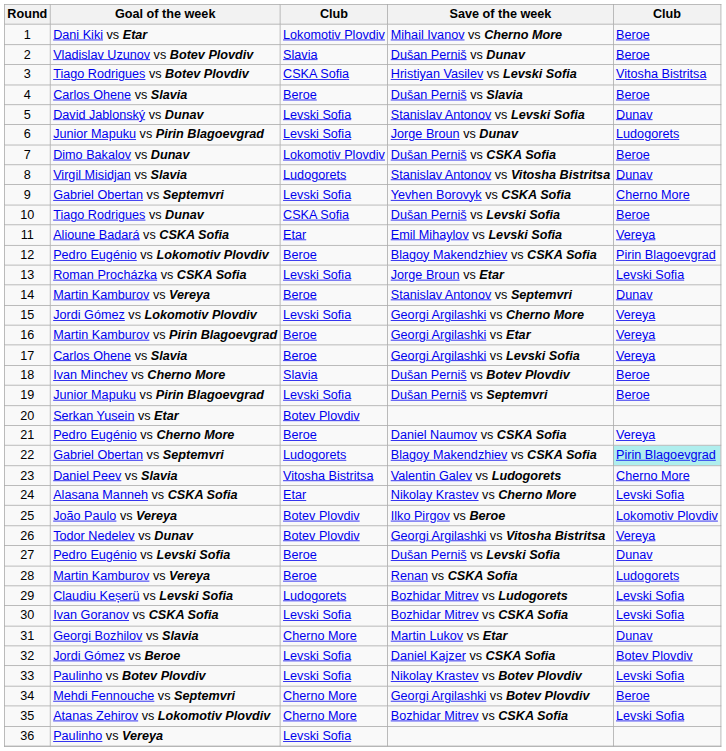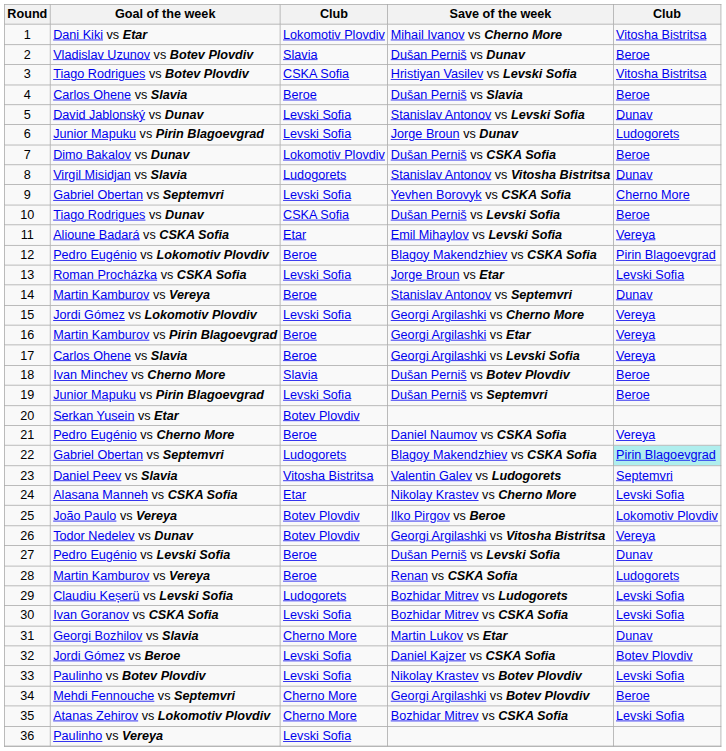(633, 34) Beroe -> (661, 34) Vitosha Bistritsa
(653, 475) Cherno More -> (644, 475) Septemvri
